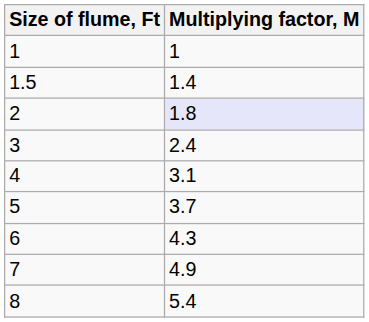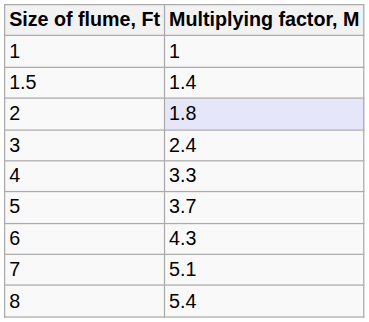(183, 176) 3.1 -> (183, 176) 3.3
(183, 269) 4.9 -> (183, 269) 5.1
